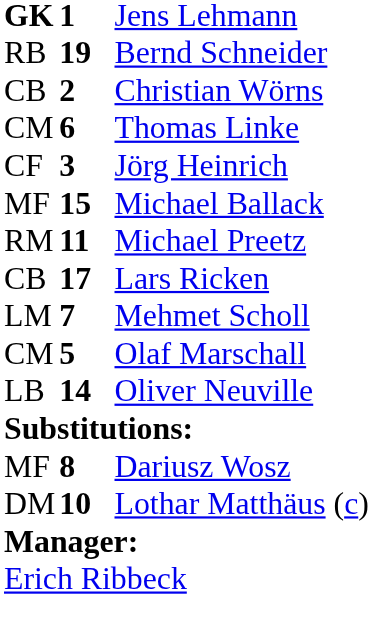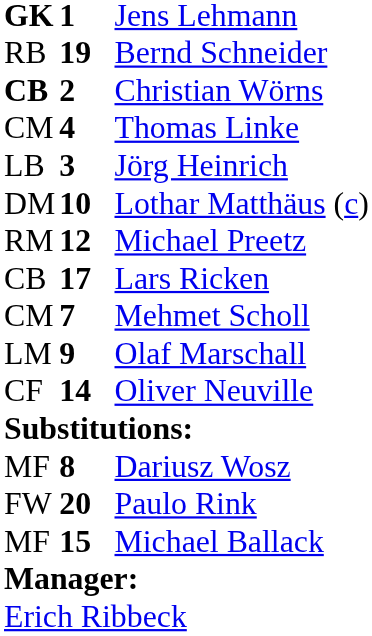(25, 90) normal -> (26, 90) bold
(67, 127) 6 -> (67, 127) 4
(23, 165) CF -> (24, 165) LB
rows swapped: (242, 503) <-> (219, 203)
(74, 240) 11 -> (75, 240) 12
(28, 315) LM -> (29, 315) CM
(29, 353) CM -> (28, 353) LM
(67, 353) 5 -> (67, 353) 9
(24, 390) LB -> (23, 390) CF
+ row: (186, 503)
